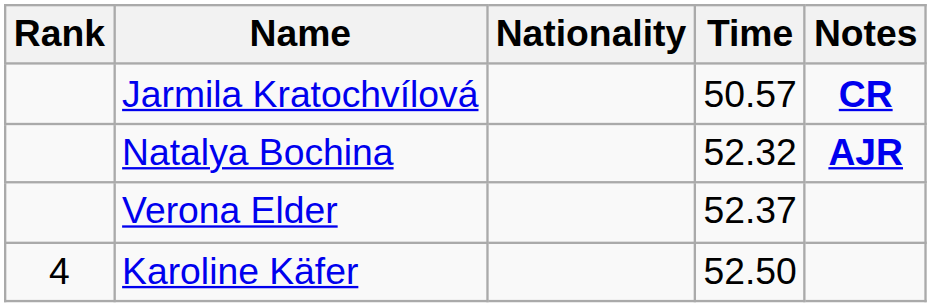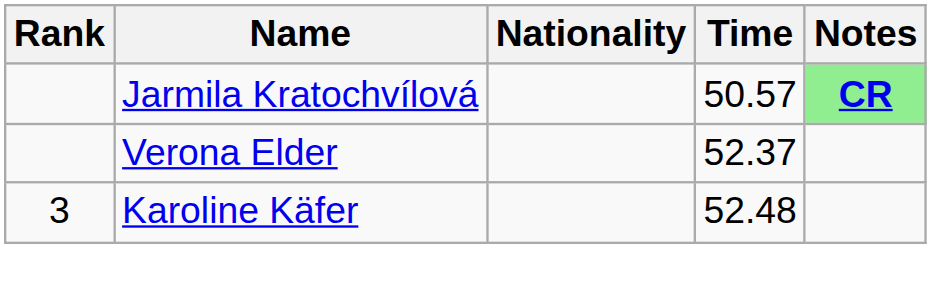(866, 93) no background -> (866, 93) lightgreen background
- row: (258, 152)
(59, 270) 4 -> (59, 211) 3
(750, 270) 52.50 -> (750, 211) 52.48
